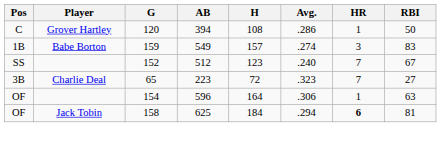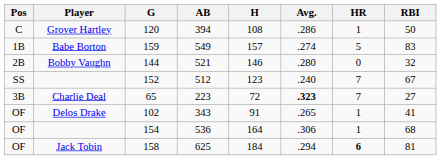(358, 46) 3 -> (358, 46) 5
+ row: (151, 63)
(307, 79) normal -> (307, 96) bold
+ row: (151, 113)
(203, 96) 596 -> (203, 130) 536
(410, 96) 63 -> (410, 130) 68
